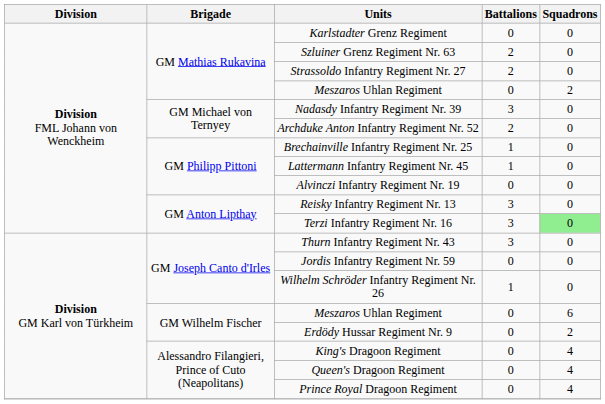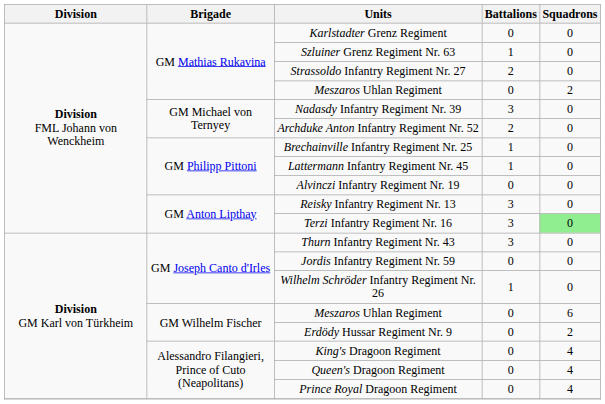(511, 52) 2 -> (511, 52) 1
